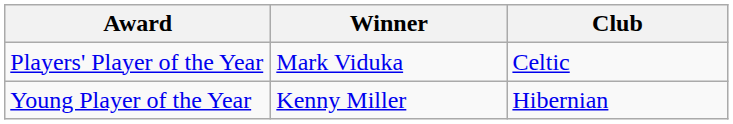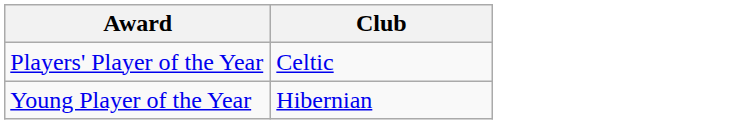- column: (389, 23)
